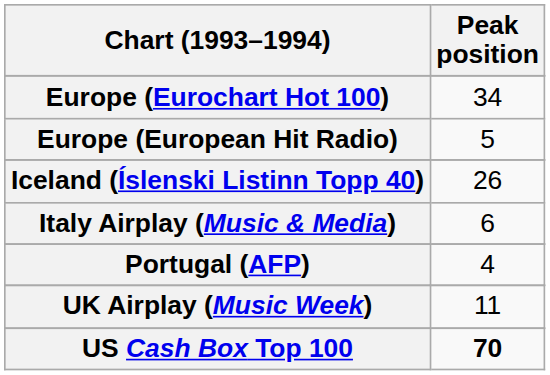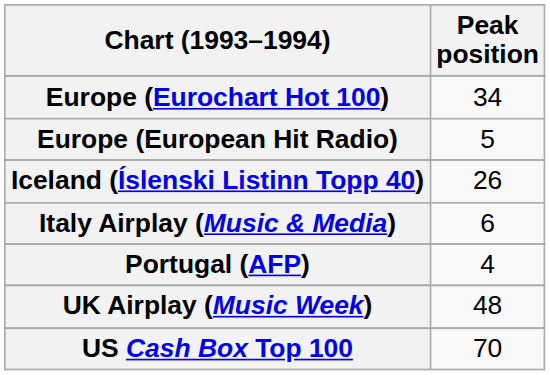(488, 306) 11 -> (488, 306) 48
(488, 348) bold -> (488, 348) normal
